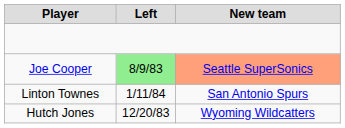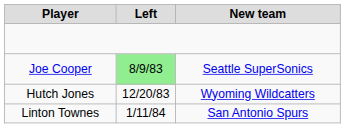(258, 69) lightsalmon background -> (258, 69) no background
rows swapped: (60, 113) <-> (60, 94)
